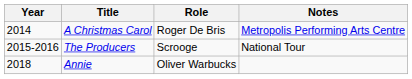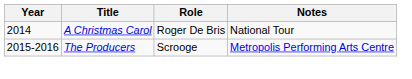(323, 30) Metropolis Performing Arts Centre -> (262, 30) National Tour
(273, 47) National Tour -> (312, 47) Metropolis Performing Arts Centre
- row: (78, 64)
